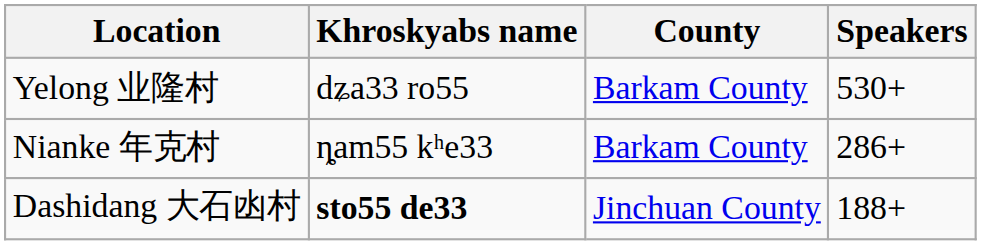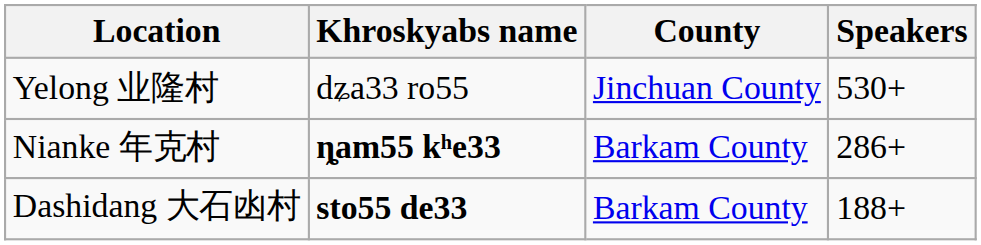(700, 87) Barkam County -> (707, 87) Jinchuan County
(405, 147) normal -> (409, 147) bold
(707, 207) Jinchuan County -> (700, 207) Barkam County
